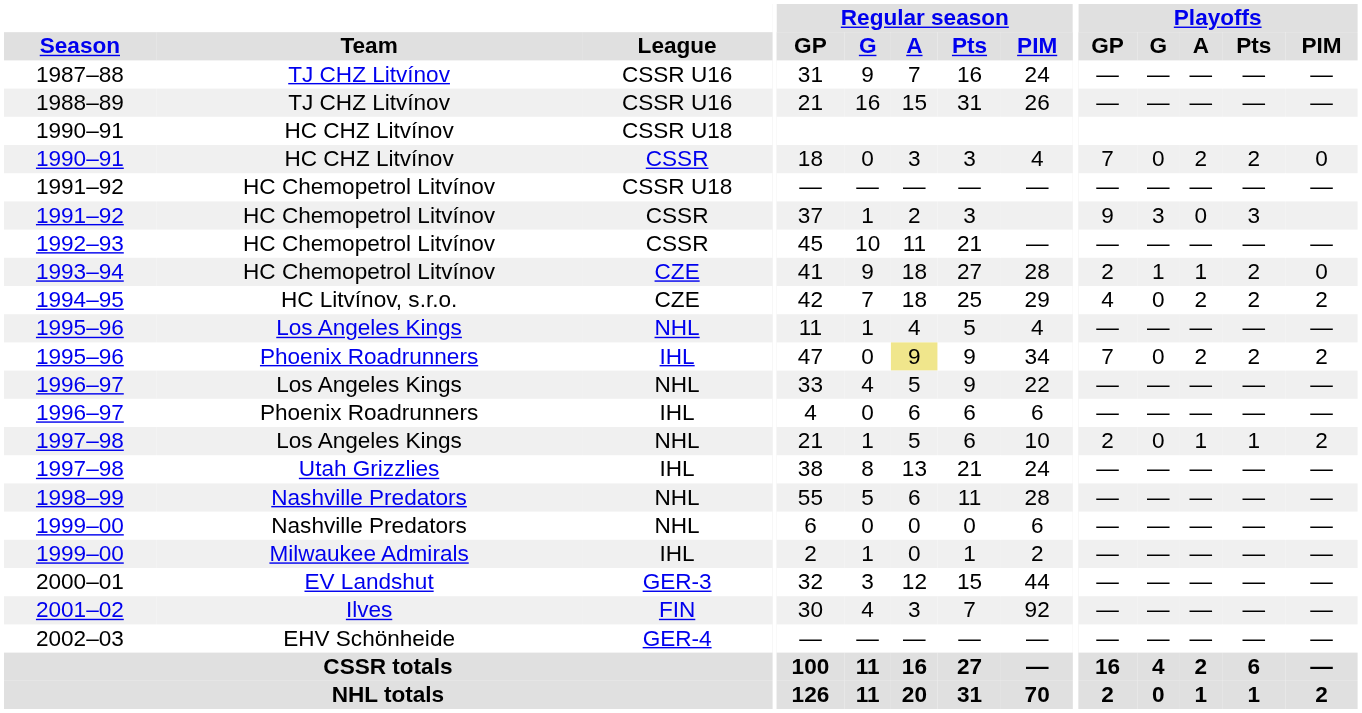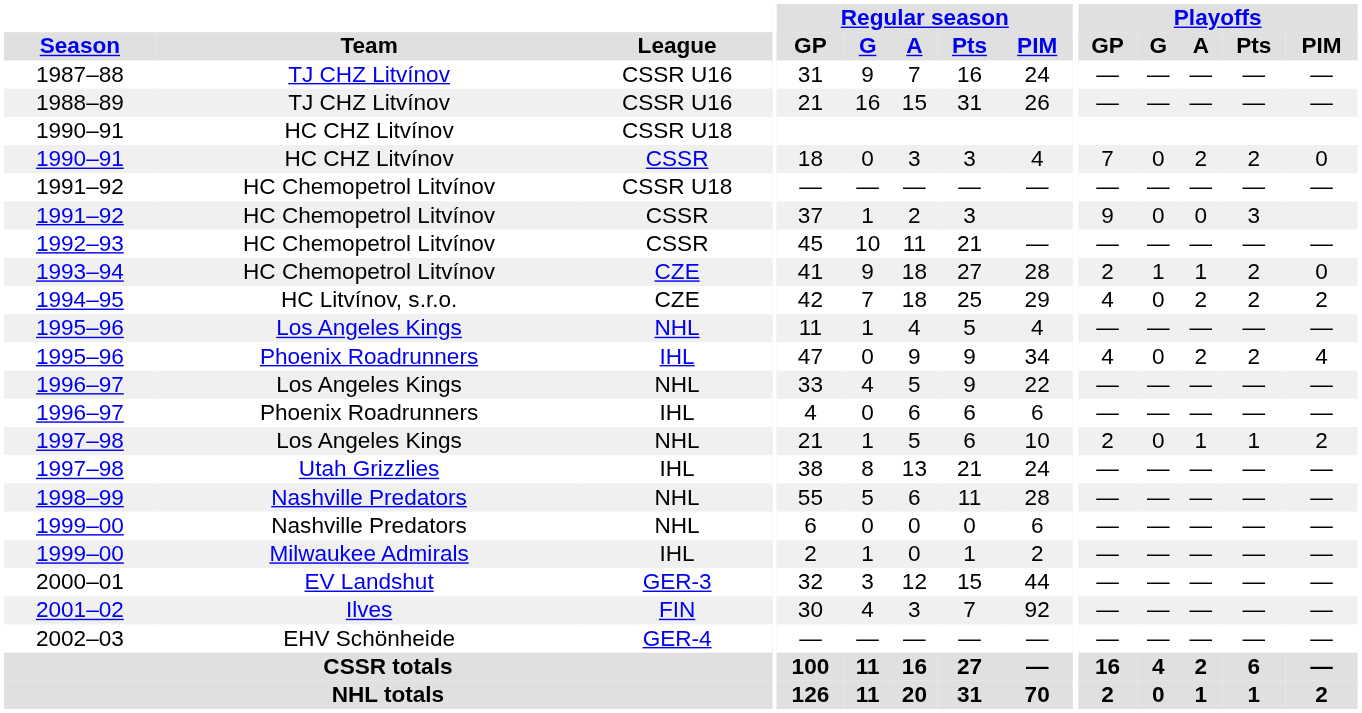(1158, 215) 3 -> (1158, 215) 0
(914, 356) khaki background -> (914, 356) no background
(1107, 356) 7 -> (1107, 356) 4
(1322, 356) 2 -> (1322, 356) 4
